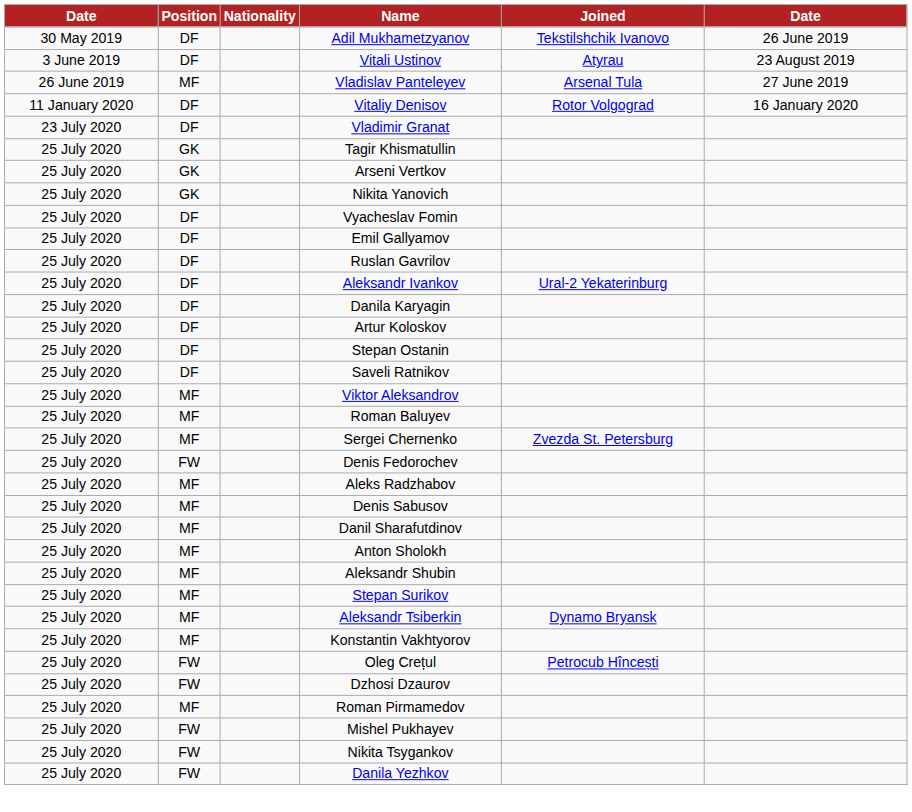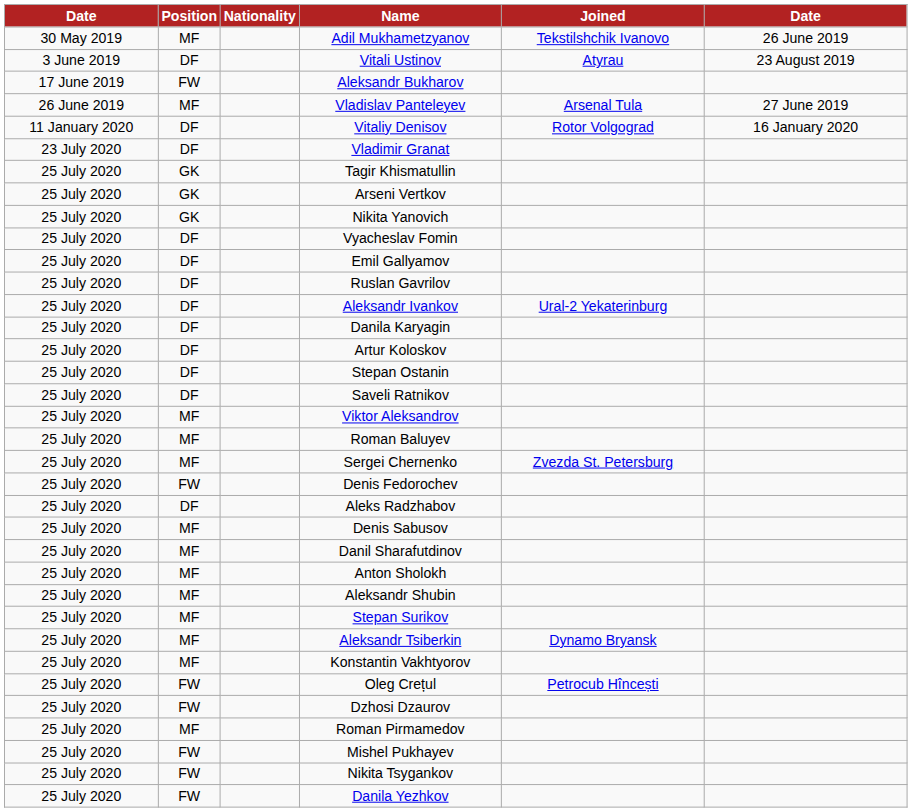(189, 38) DF -> (189, 38) MF
+ row: (400, 83)
(189, 484) MF -> (189, 507) DF
